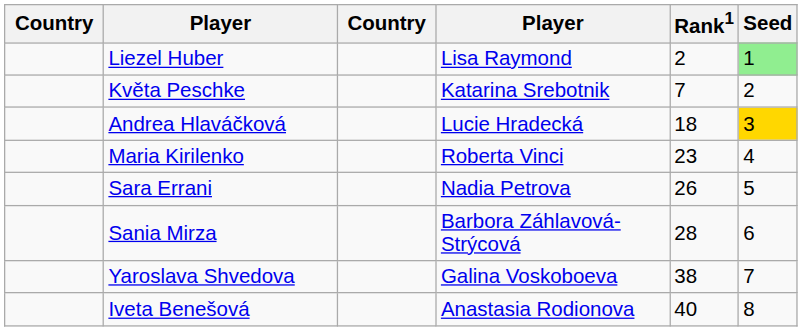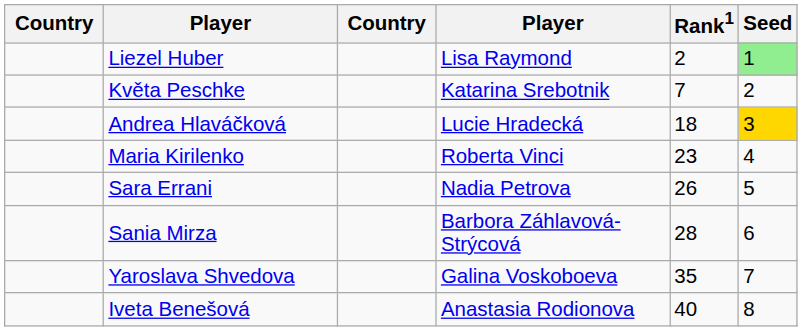(686, 276) 38 -> (686, 276) 35
